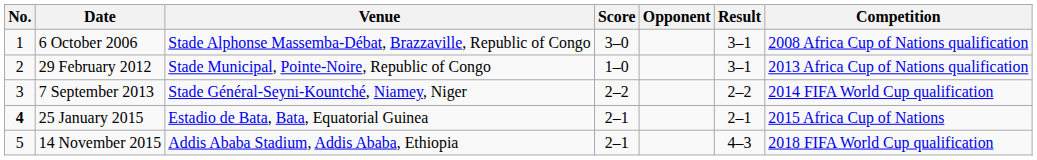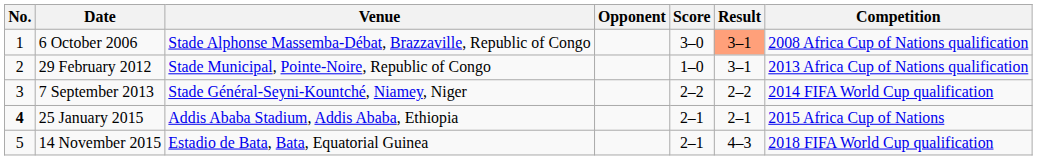columns swapped: (677, 17) <-> (617, 17)
(739, 42) no background -> (739, 42) lightsalmon background
(298, 117) Estadio de Bata, Bata, Equatorial Guinea -> (313, 117) Addis Ababa Stadium, Addis Ababa, Ethiopia
(313, 142) Addis Ababa Stadium, Addis Ababa, Ethiopia -> (298, 142) Estadio de Bata, Bata, Equatorial Guinea
